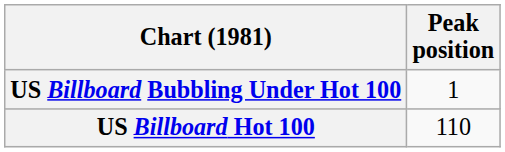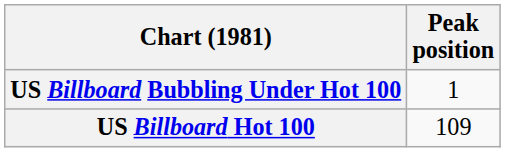(453, 127) 110 -> (453, 127) 109
